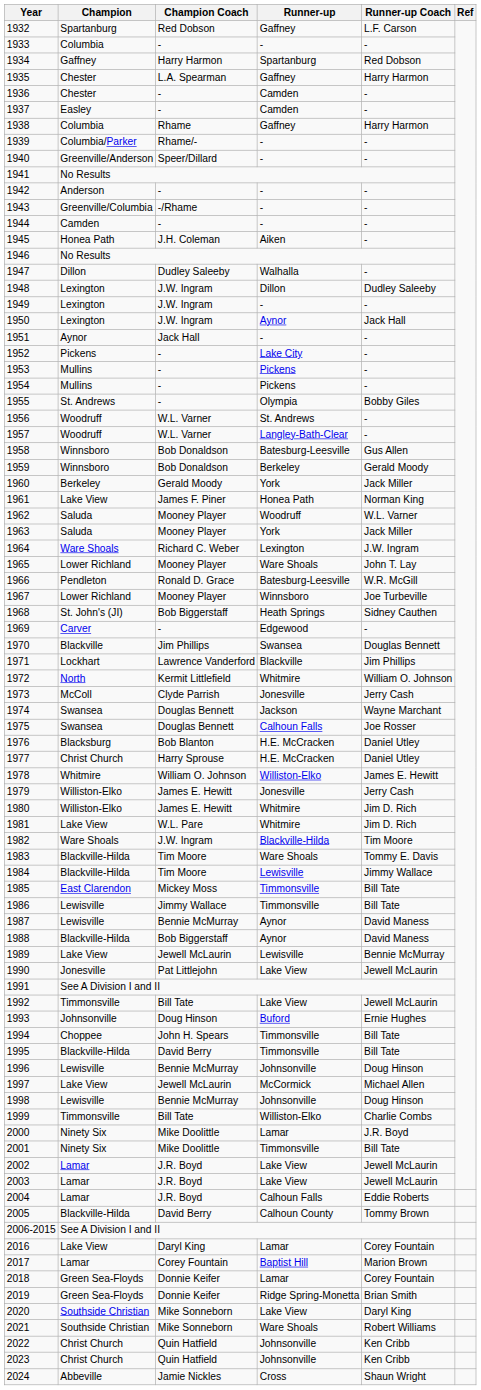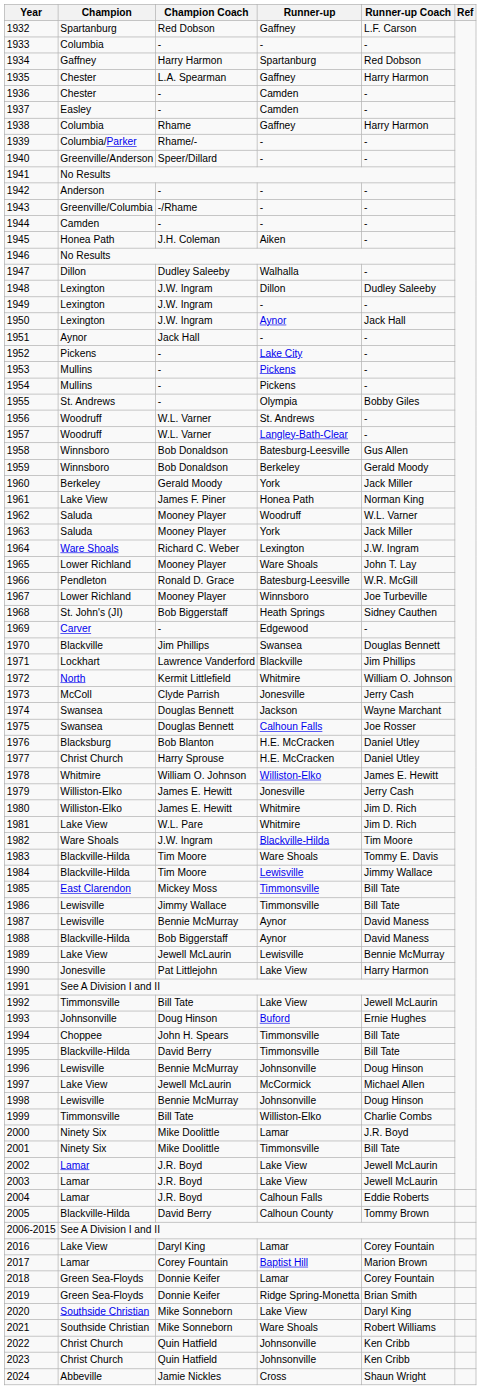(401, 970) Jewell McLaurin -> (396, 970) Harry Harmon
